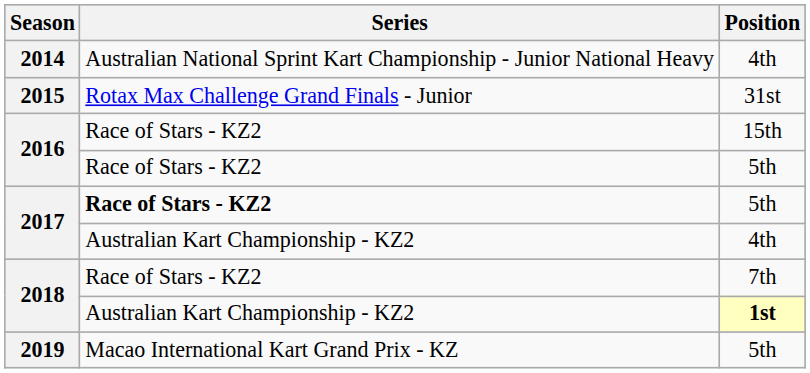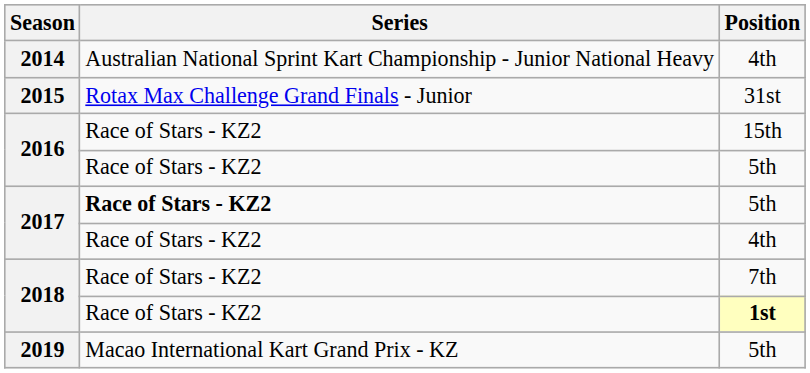(250, 240) Australian Kart Championship - KZ2 -> (173, 240) Race of Stars - KZ2
(250, 313) Australian Kart Championship - KZ2 -> (173, 313) Race of Stars - KZ2
